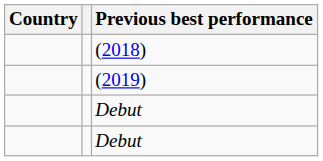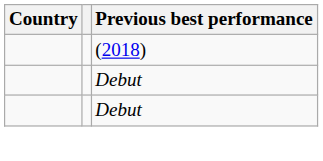- row: (43, 80)
